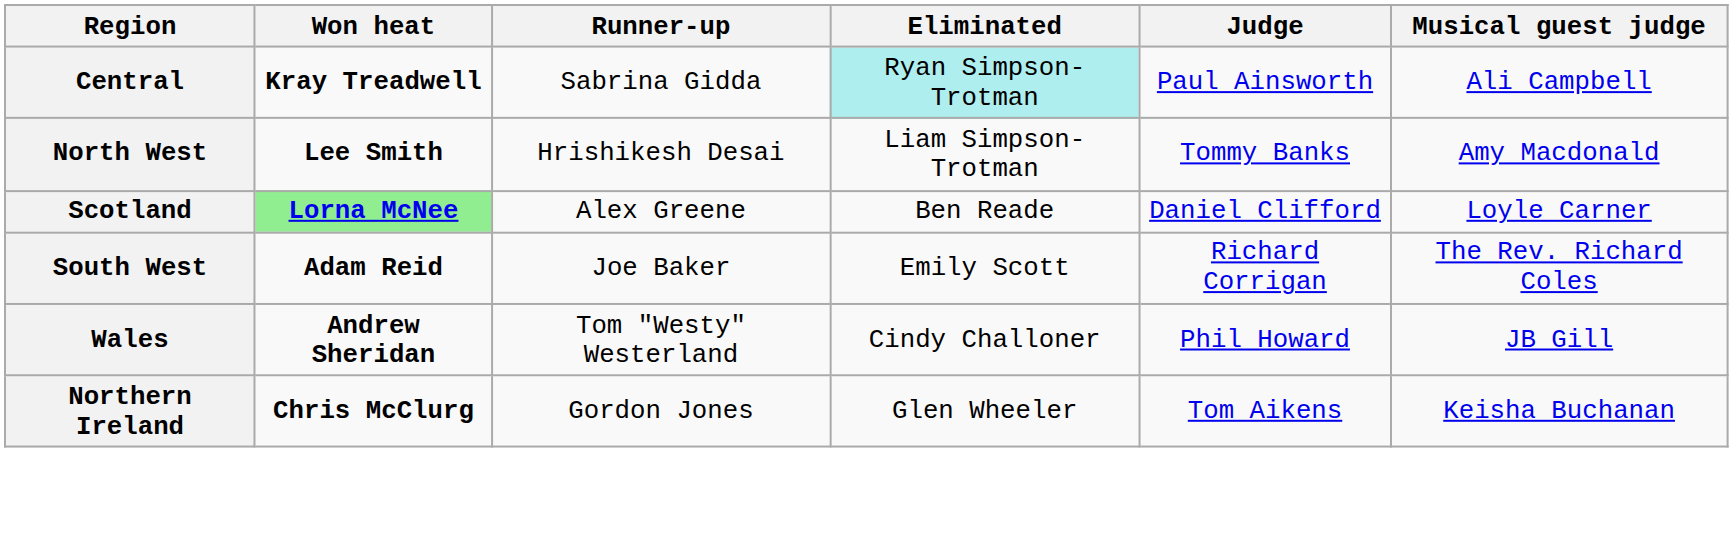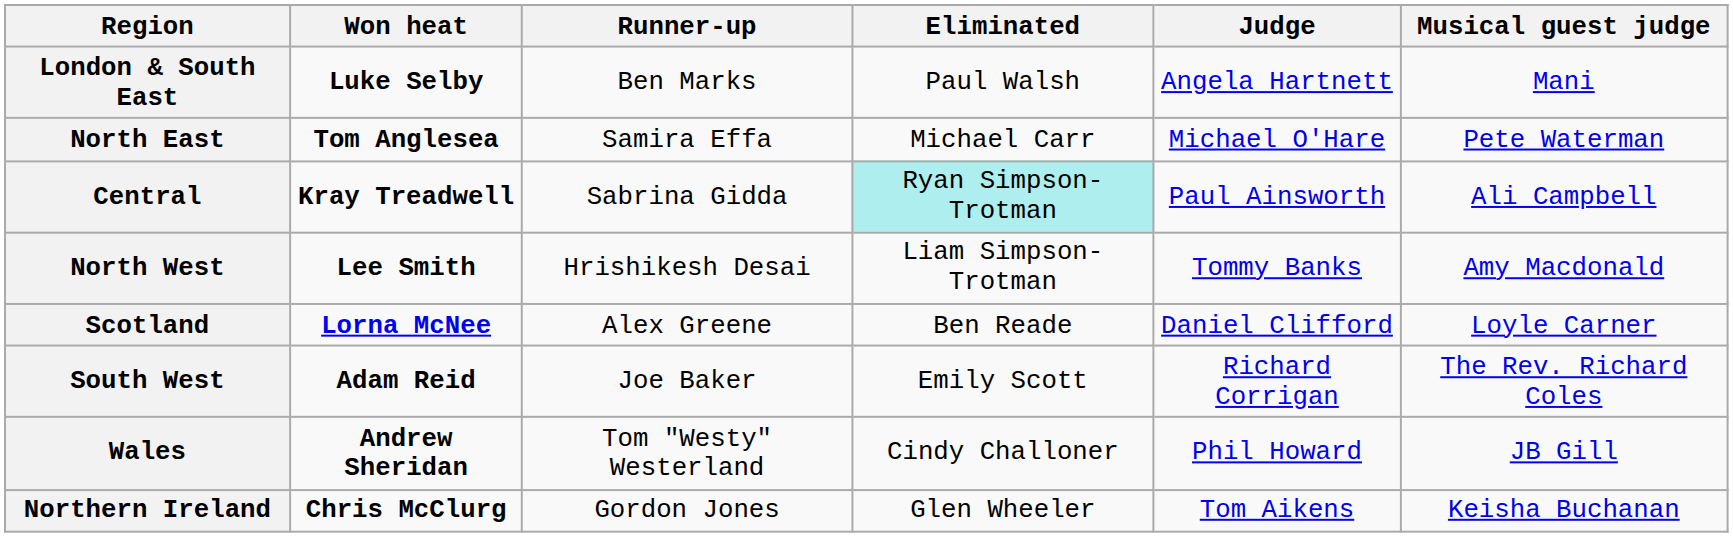+ row: (147, 83)
+ row: (147, 140)
(373, 211) lightgreen background -> (406, 325) no background
